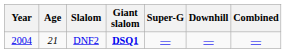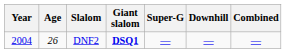(53, 40) 21 -> (53, 40) 26
